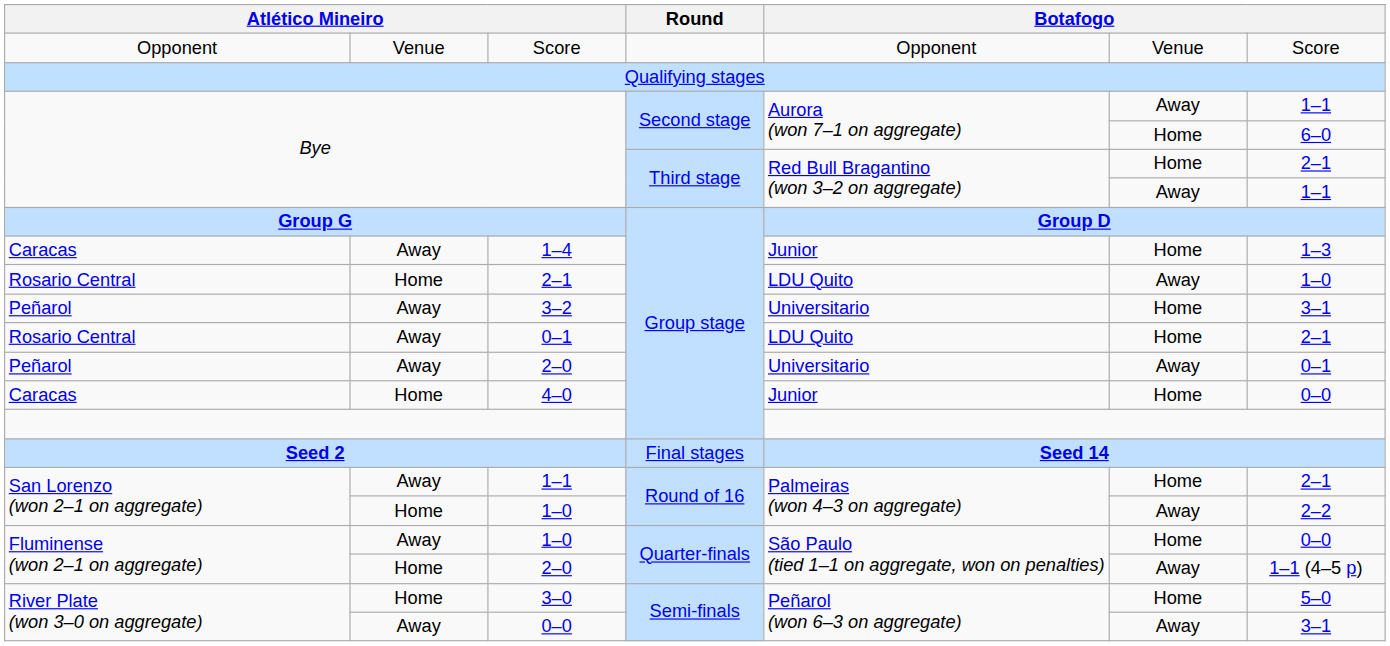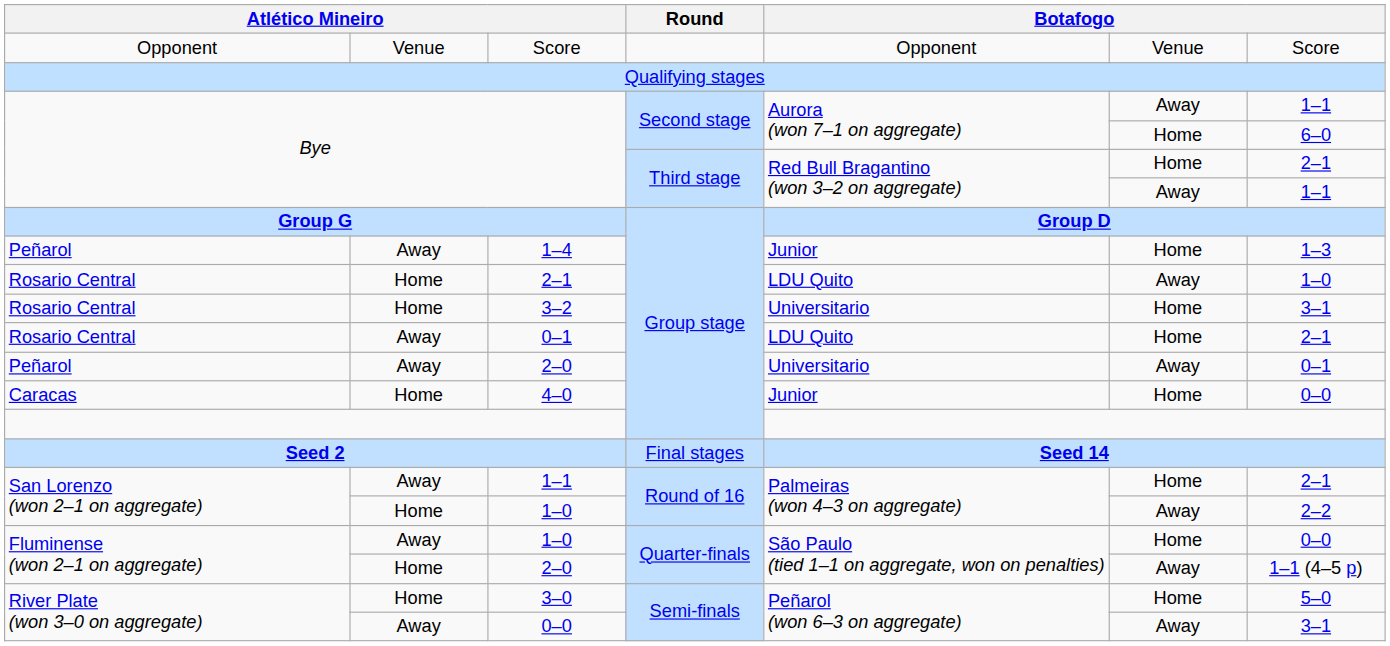(43, 250) Caracas -> (40, 250) Peñarol
(40, 308) Peñarol -> (72, 308) Rosario Central
(419, 308) Away -> (419, 308) Home
